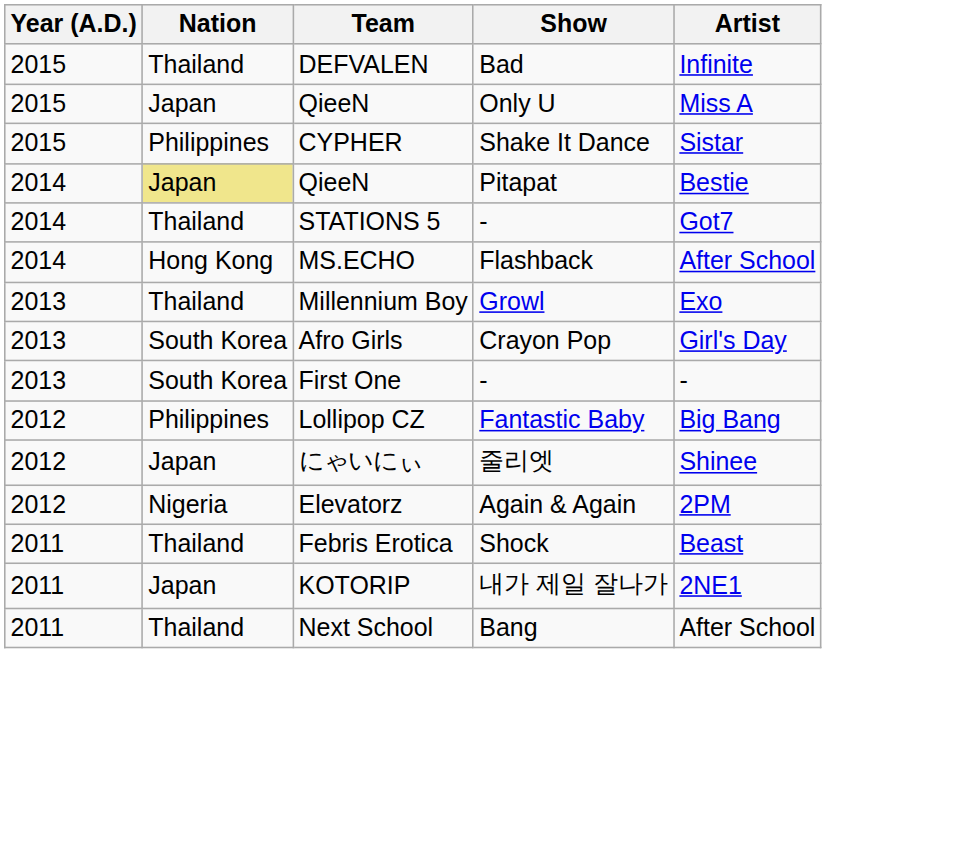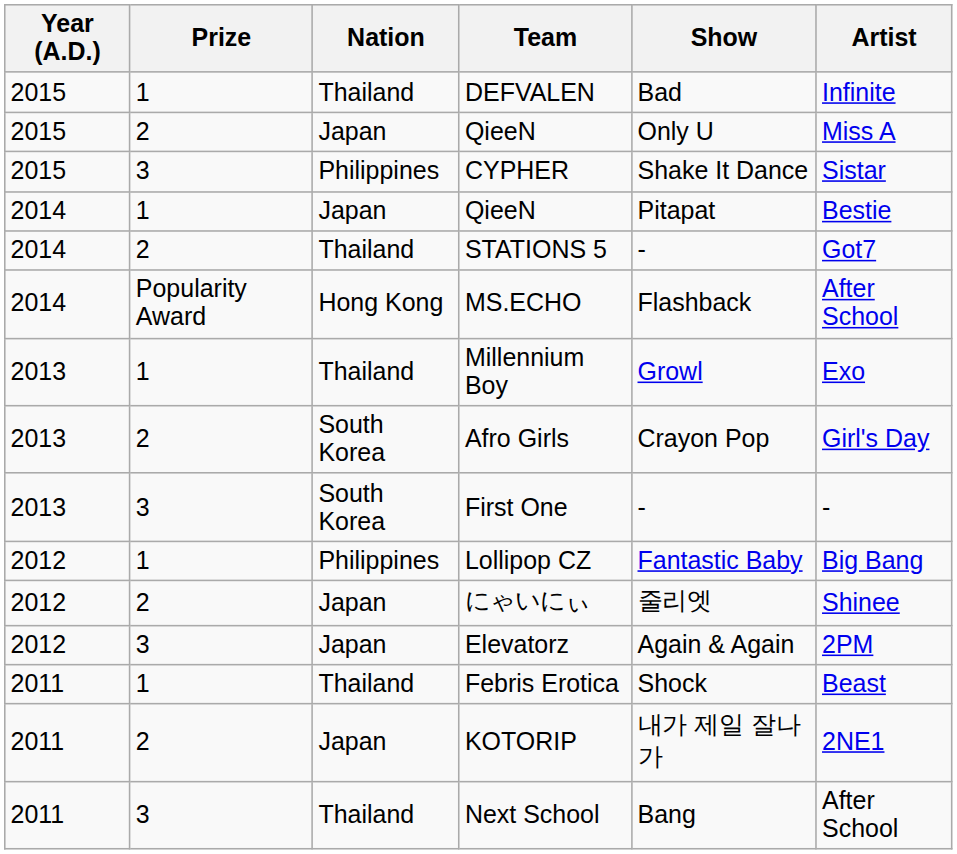+ column: (221, 38)
(182, 182) khaki background -> (352, 210) no background
(188, 503) Nigeria -> (352, 644) Japan
